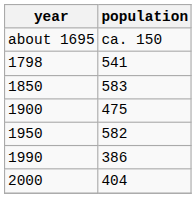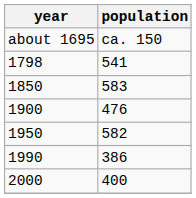(114, 110) 475 -> (114, 110) 476
(114, 181) 404 -> (114, 181) 400
